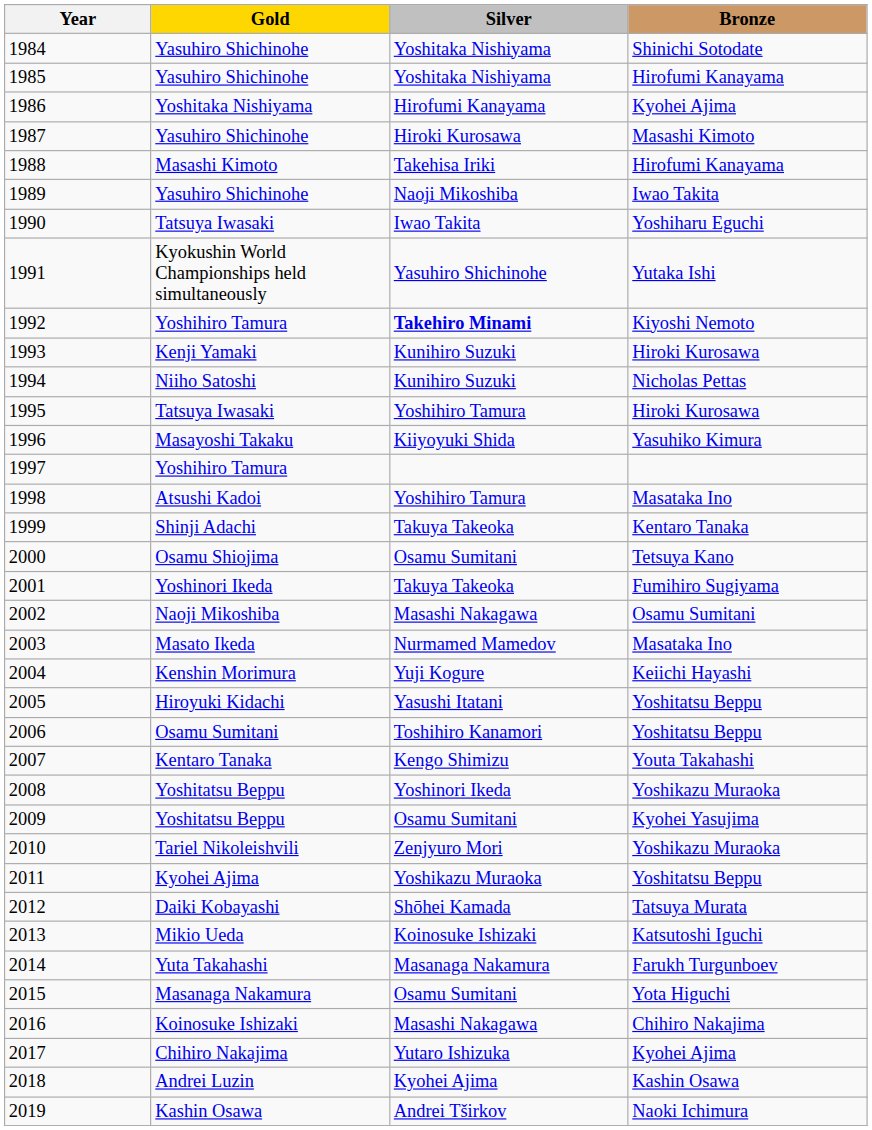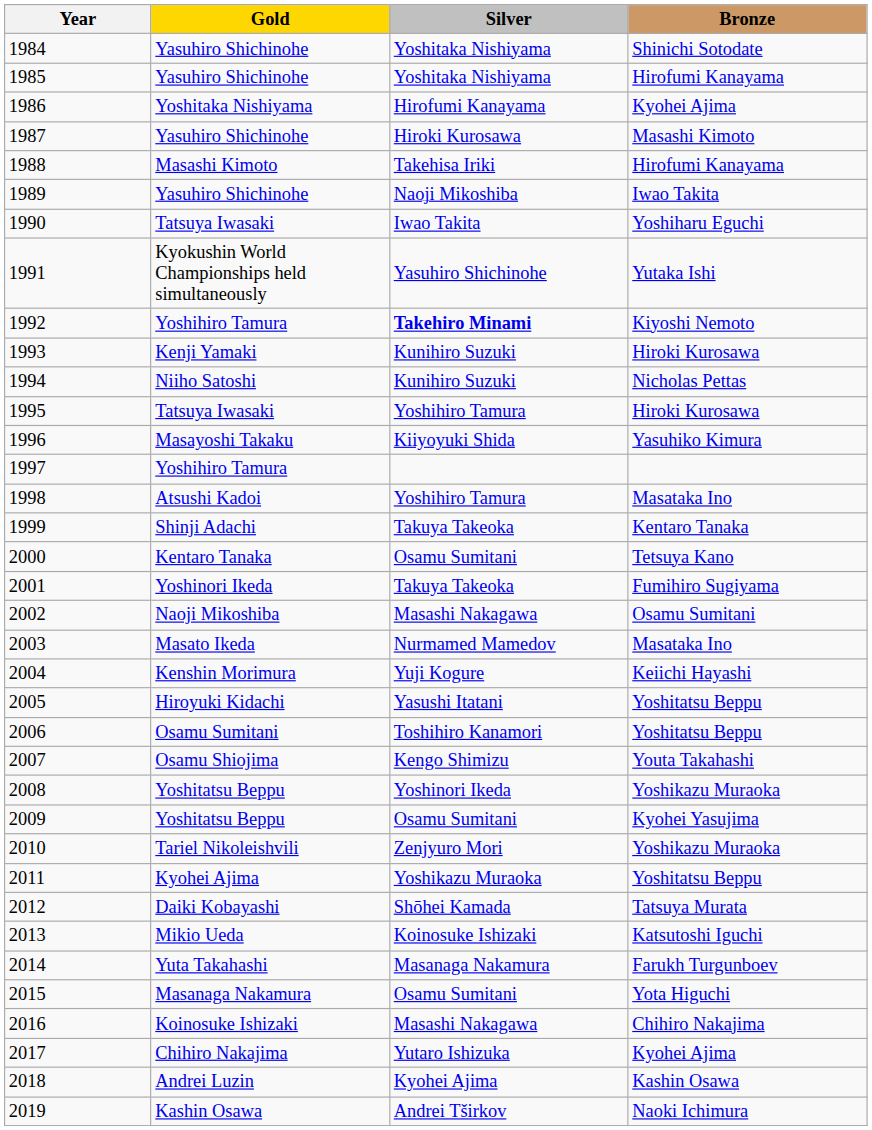(217, 556) Osamu Shiojima -> (213, 556) Kentaro Tanaka
(213, 760) Kentaro Tanaka -> (217, 760) Osamu Shiojima
